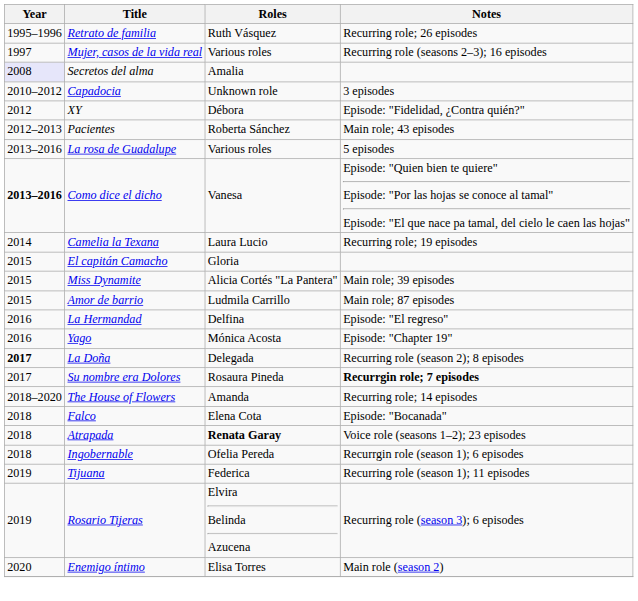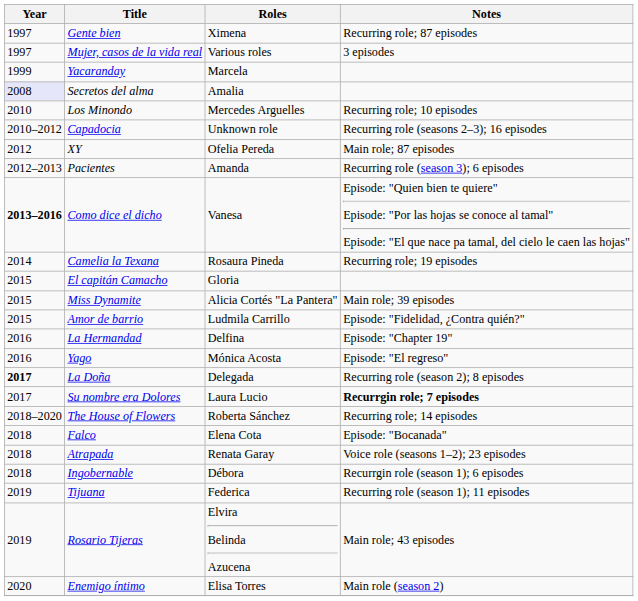- row: (112, 33)
+ row: (94, 33)
(445, 52) Recurring role (seasons 2–3); 16 episodes -> (369, 52) 3 episodes
+ row: (96, 71)
+ row: (100, 110)
(369, 91) 3 episodes -> (445, 129) Recurring role (seasons 2–3); 16 episodes
(226, 110) Débora -> (241, 149) Ofelia Pereda
(434, 110) Episode: "Fidelidad, ¿Contra quién?" -> (399, 149) Main role; 87 episodes
(249, 129) Roberta Sánchez -> (228, 168) Amanda
(399, 129) Main role; 43 episodes -> (433, 168) Recurring role (season 3); 6 episodes
- row: (122, 149)
(238, 242) Laura Lucio -> (246, 261) Rosaura Pineda
(399, 300) Main role; 87 episodes -> (434, 319) Episode: "Fidelidad, ¿Contra quién?"
(396, 319) Episode: "El regreso" -> (398, 338) Episode: "Chapter 19"
(398, 338) Episode: "Chapter 19" -> (396, 358) Episode: "El regreso"
(246, 377) Rosaura Pineda -> (238, 396) Laura Lucio
(228, 396) Amanda -> (249, 415) Roberta Sánchez
(244, 435) bold -> (241, 454) normal
(241, 454) Ofelia Pereda -> (226, 473) Débora
(433, 520) Recurring role (season 3); 6 episodes -> (399, 539) Main role; 43 episodes
